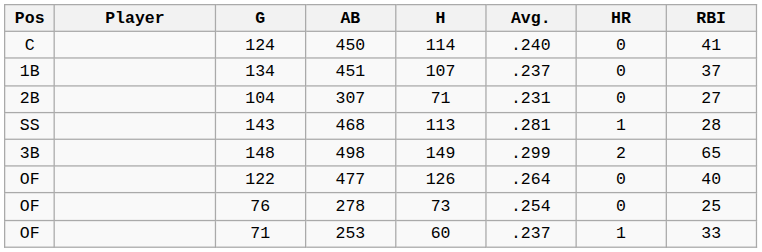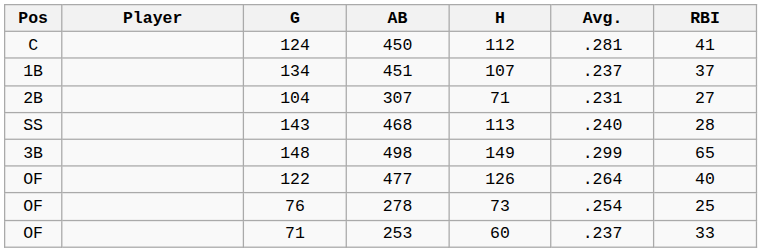- column: (621, 18)
(441, 45) 114 -> (500, 45) 112
(531, 45) .240 -> (602, 45) .281
(531, 126) .281 -> (602, 126) .240
